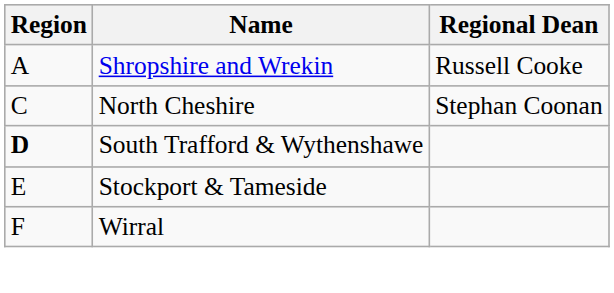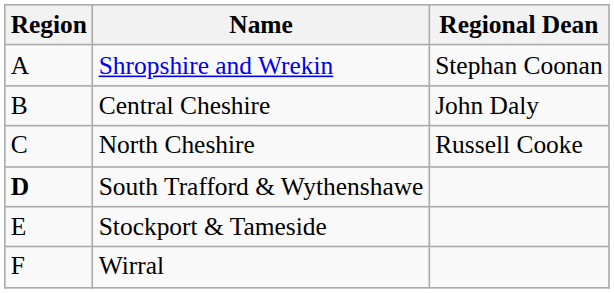(509, 65) Russell Cooke -> (519, 65) Stephan Coonan
+ row: (185, 105)
(519, 105) Stephan Coonan -> (509, 145) Russell Cooke
